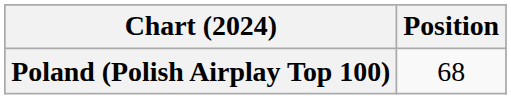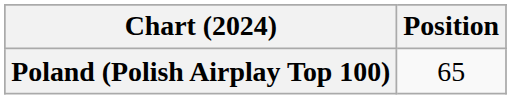(451, 70) 68 -> (451, 70) 65
